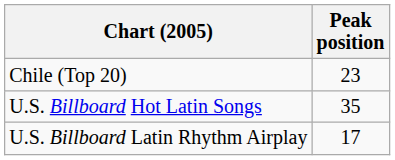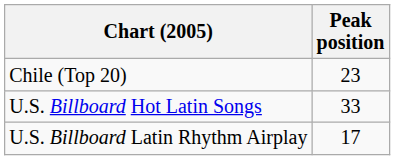(351, 106) 35 -> (351, 106) 33
